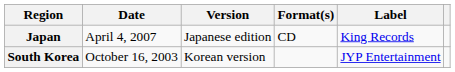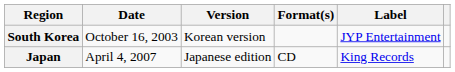rows swapped: (43, 57) <-> (43, 36)
